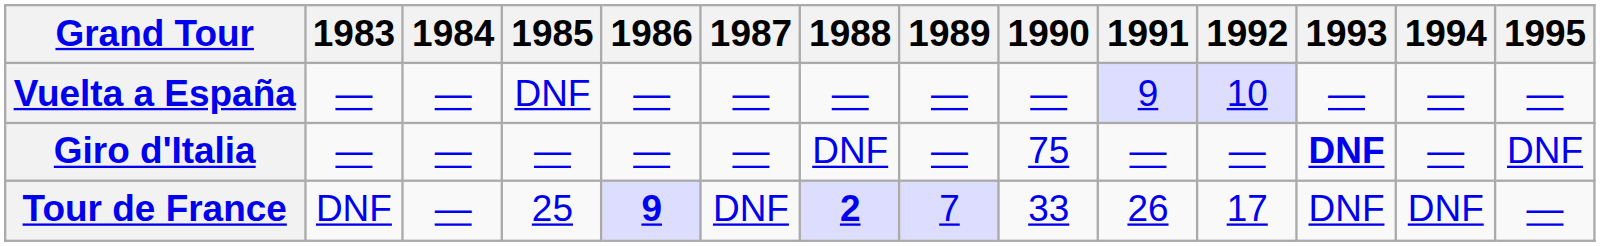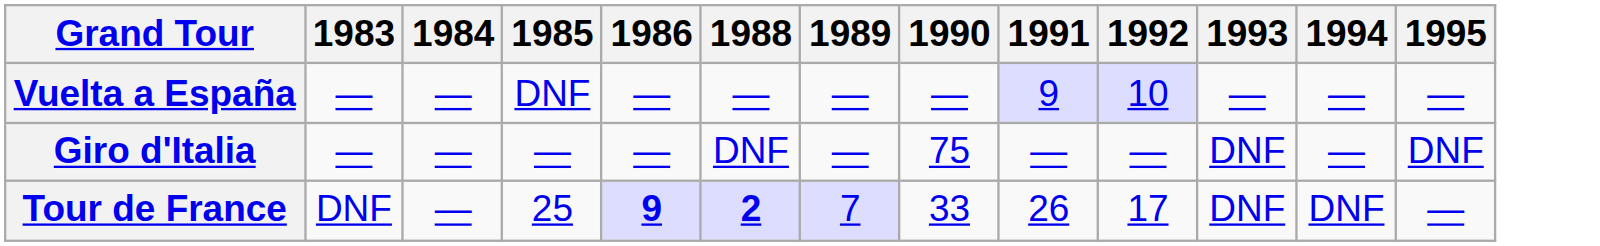- column: (751, 33)
(1346, 151) bold -> (1247, 151) normal
